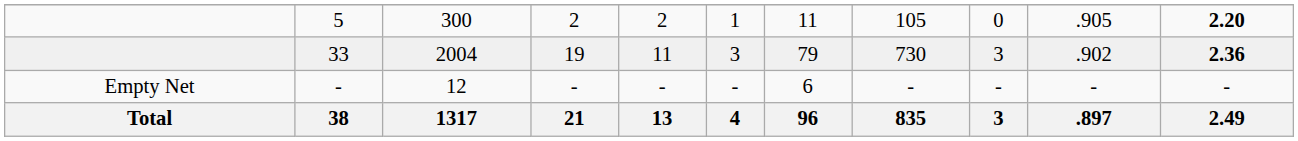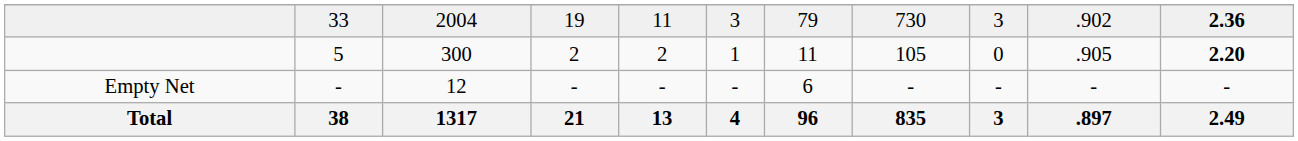rows swapped: (338, 20) <-> (338, 53)
